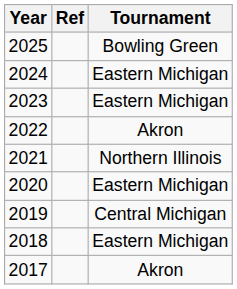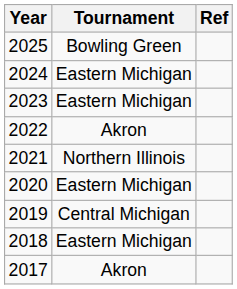columns swapped: (160, 18) <-> (70, 18)
